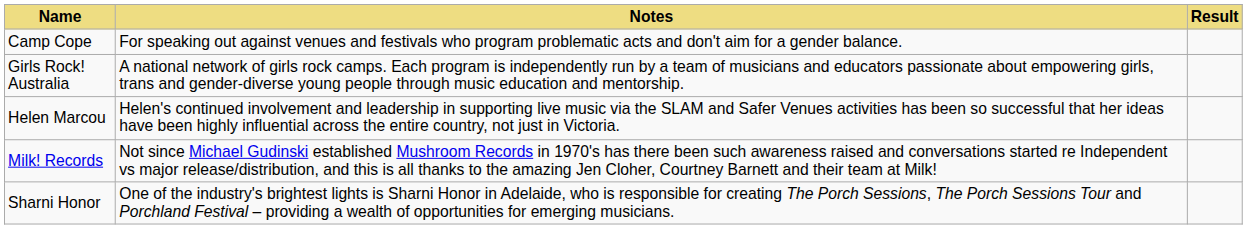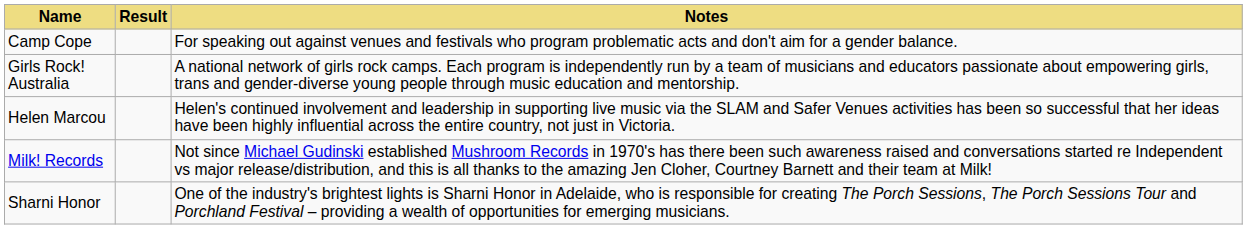columns swapped: (1215, 16) <-> (651, 16)
